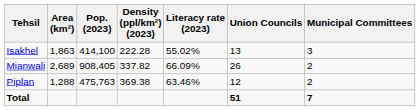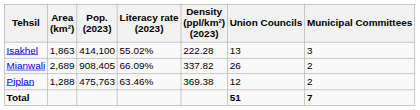columns swapped: (141, 23) <-> (196, 23)
